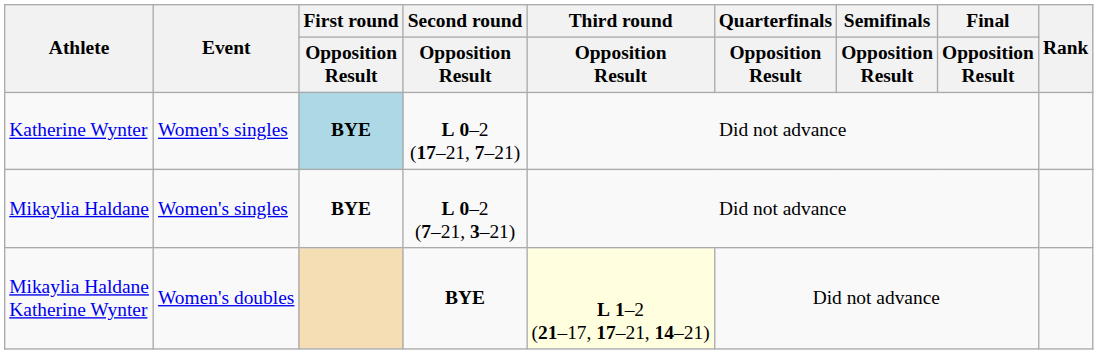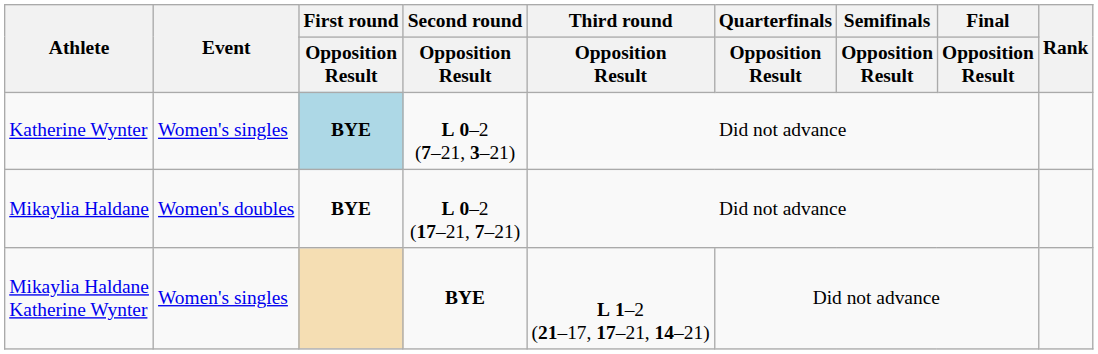(465, 142) L 0–2 (17–21, 7–21) -> (465, 142) L 0–2 (7–21, 3–21)
(223, 208) Women's singles -> (226, 208) Women's doubles
(465, 220) L 0–2 (7–21, 3–21) -> (465, 220) L 0–2 (17–21, 7–21)
(226, 298) Women's doubles -> (223, 298) Women's singles
(621, 321) lightyellow background -> (621, 321) no background
